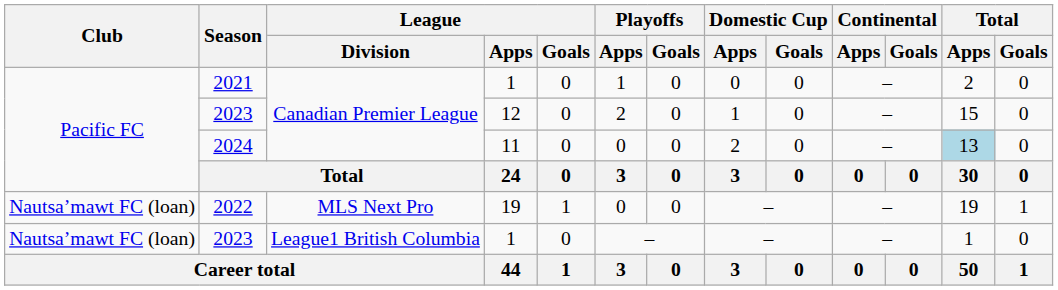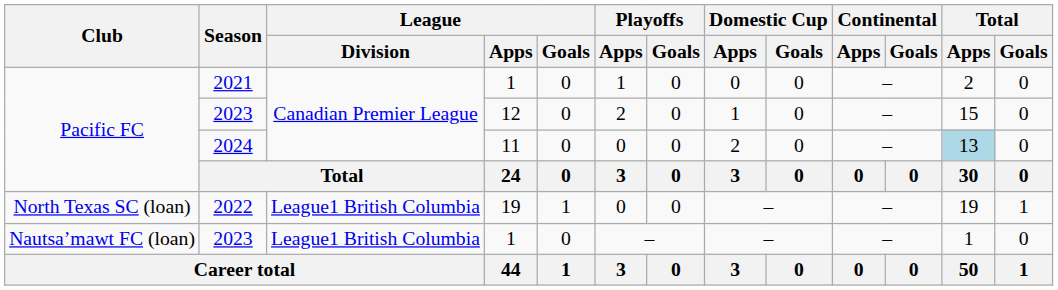(102, 207) Nautsa’mawt FC (loan) -> (102, 207) North Texas SC (loan)
(375, 207) MLS Next Pro -> (375, 207) League1 British Columbia
